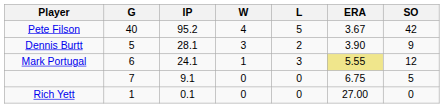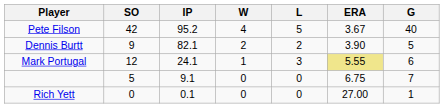columns swapped: (132, 12) <-> (411, 12)
(187, 45) 28.1 -> (187, 45) 82.1
(243, 45) 3 -> (243, 45) 2
